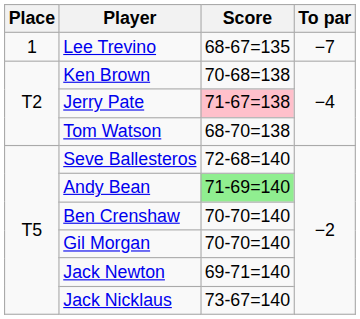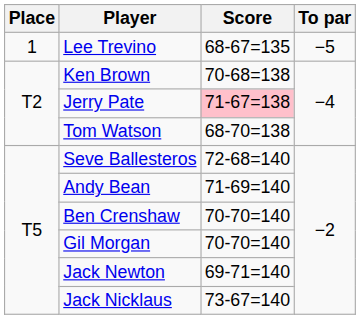(325, 46) −7 -> (325, 46) −5
(247, 187) lightgreen background -> (247, 187) no background
